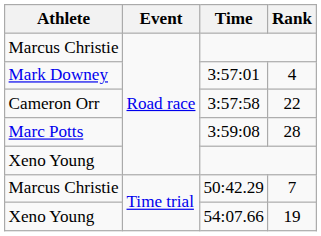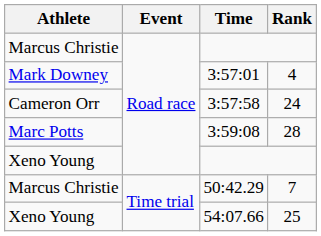(292, 103) 22 -> (292, 103) 24
(292, 216) 19 -> (292, 216) 25
